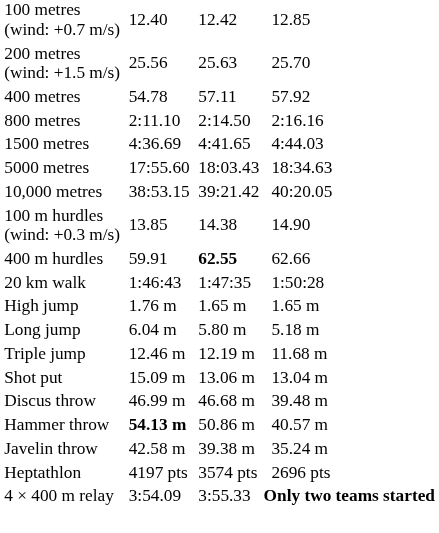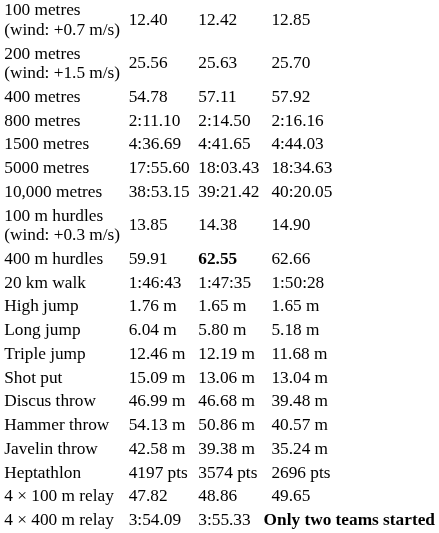(158, 424) bold -> (157, 424) normal
+ row: (59, 495)
